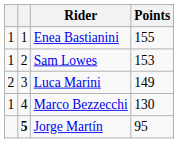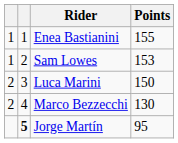(144, 82) 149 -> (144, 82) 150
(11, 105) 1 -> (11, 105) 2
